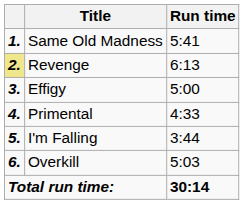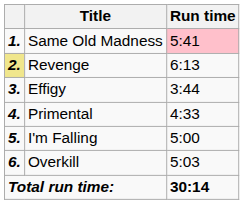(185, 41) no background -> (185, 41) pink background
(185, 89) 5:00 -> (185, 89) 3:44
(185, 138) 3:44 -> (185, 138) 5:00
